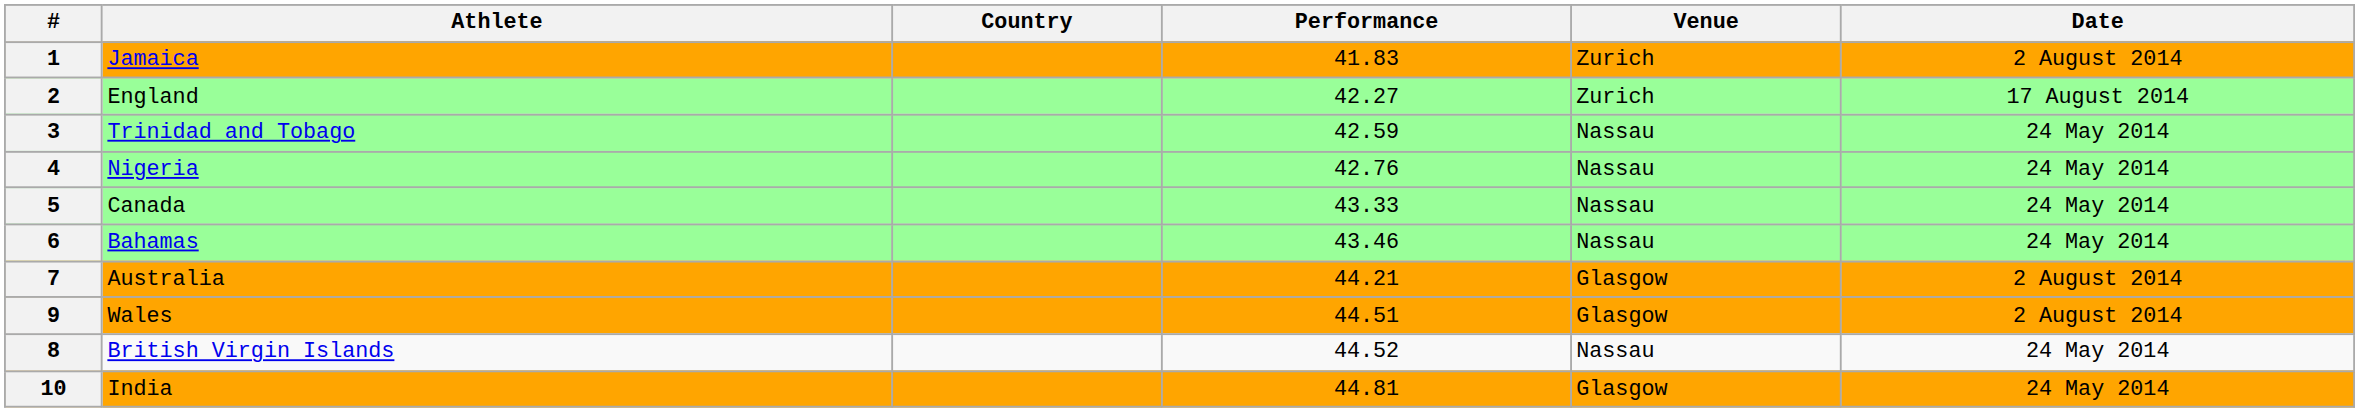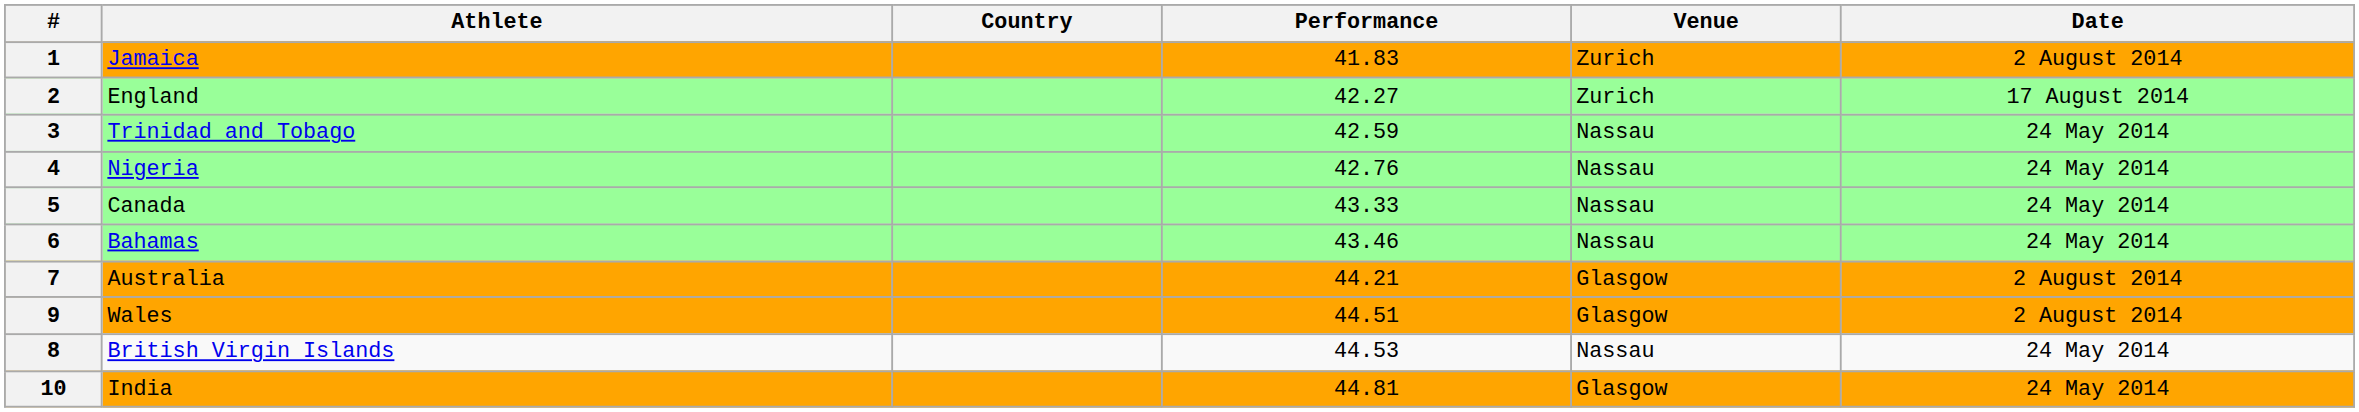(1367, 352) 44.52 -> (1367, 352) 44.53
